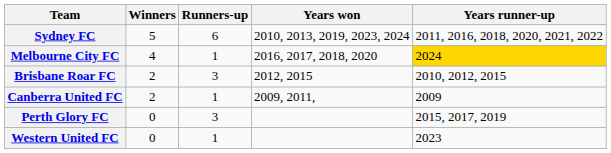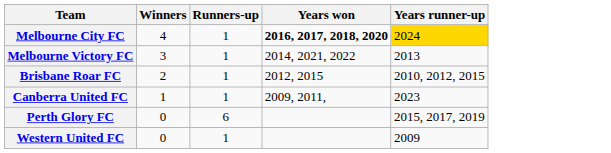- row: (65, 35)
(316, 55) normal -> (326, 35) bold
+ row: (70, 55)
(215, 76) 3 -> (226, 76) 1
(152, 96) 2 -> (163, 96) 1
(429, 96) 2009 -> (407, 96) 2023
(215, 117) 3 -> (226, 117) 6
(429, 138) 2023 -> (407, 138) 2009
